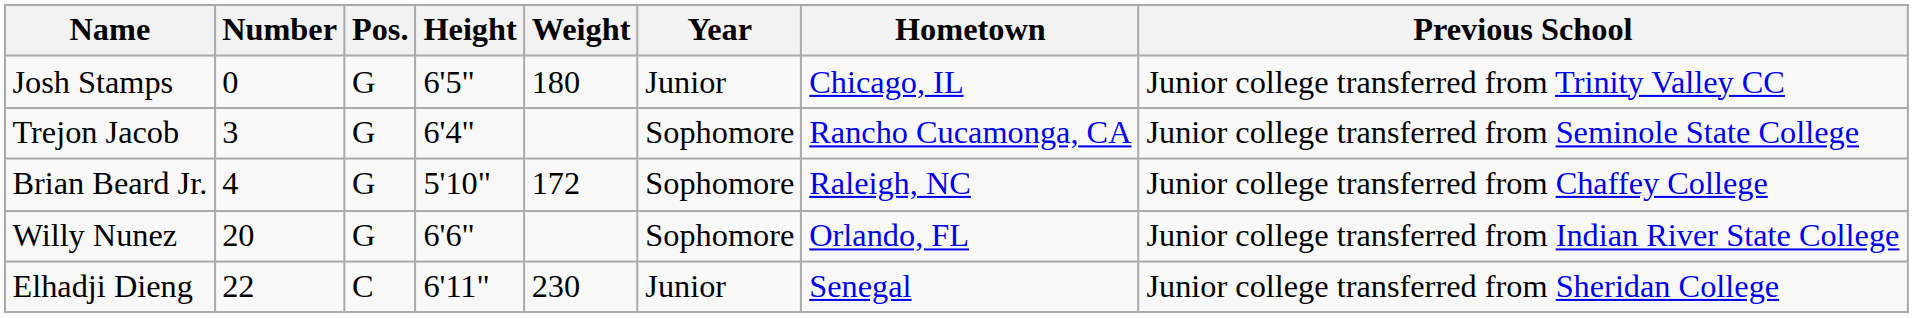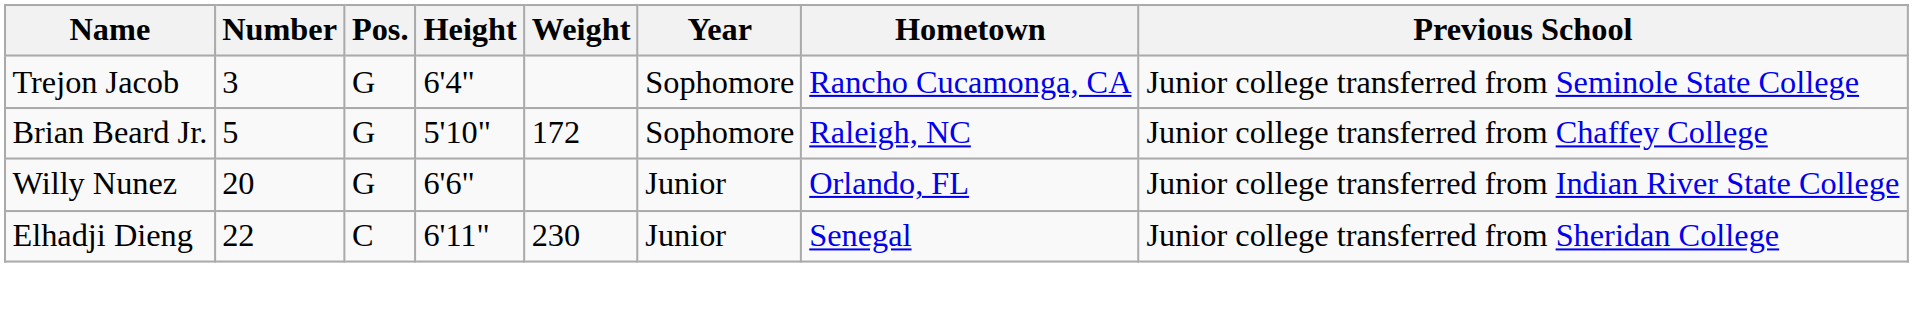- row: (93, 81)
(230, 183) 4 -> (230, 132) 5
(720, 235) Sophomore -> (686, 183) Junior
